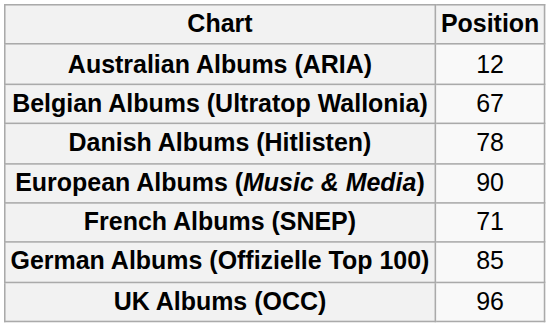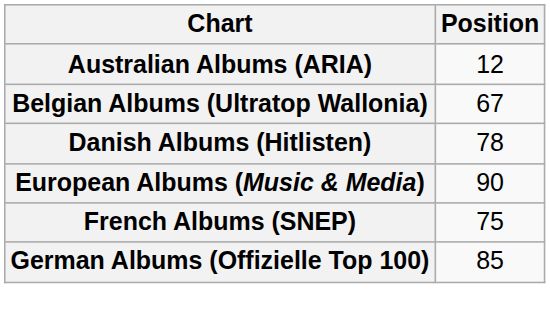(490, 222) 71 -> (490, 222) 75
- row: (220, 301)
